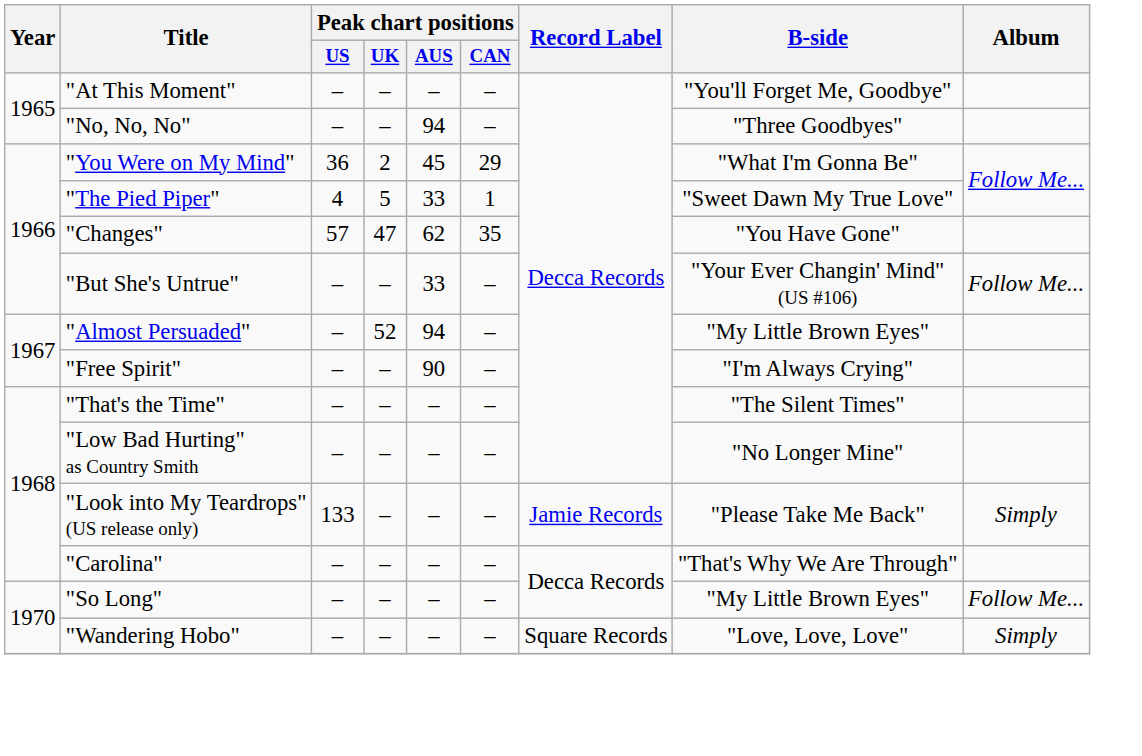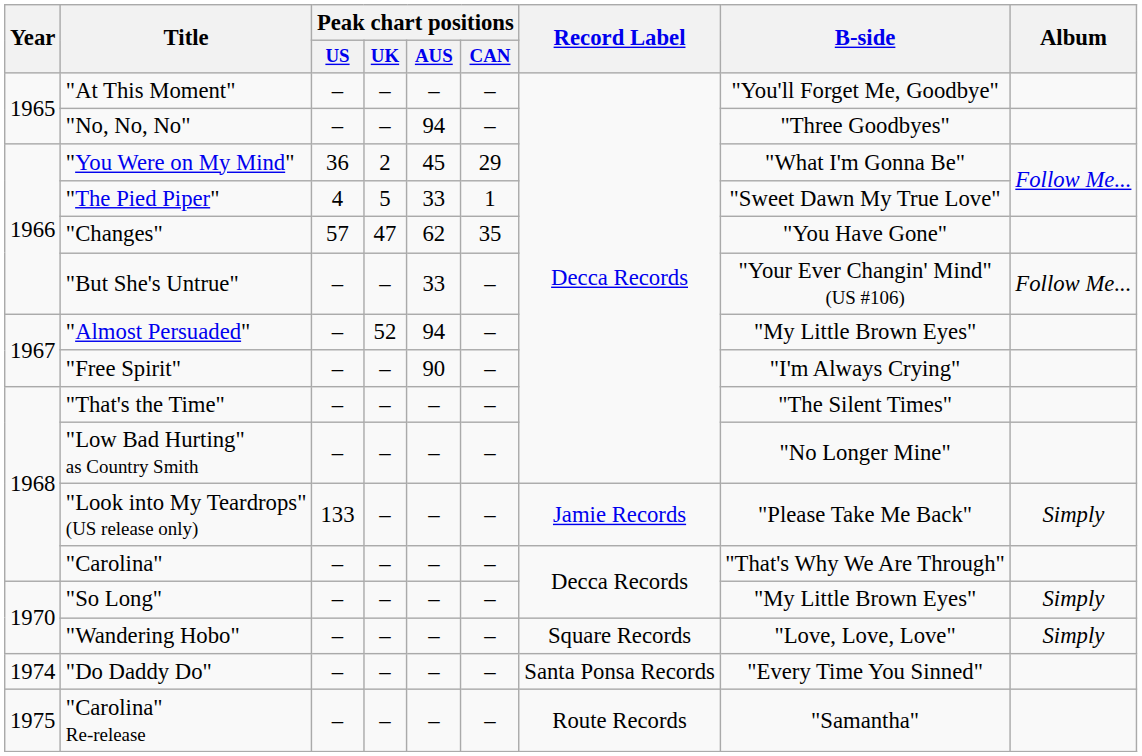(1026, 599) Follow Me... -> (1073, 599) Simply
+ row: (139, 671)
+ row: (114, 720)
